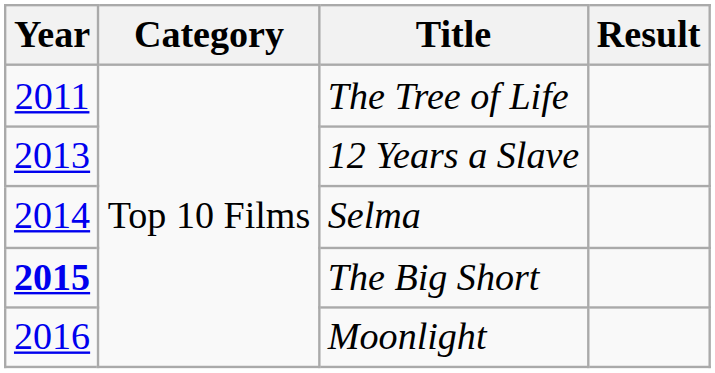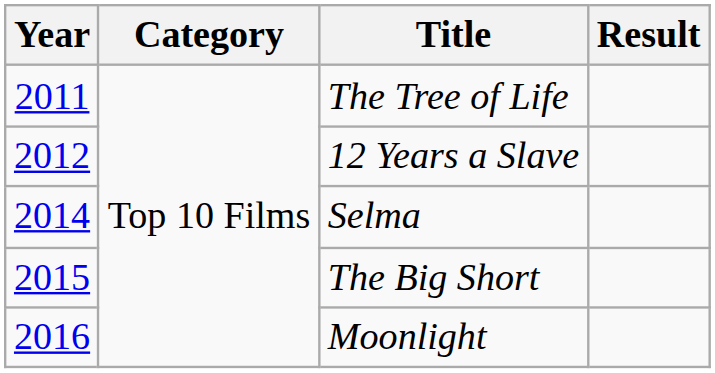(52, 155) 2013 -> (52, 155) 2012
(52, 276) bold -> (52, 276) normal
